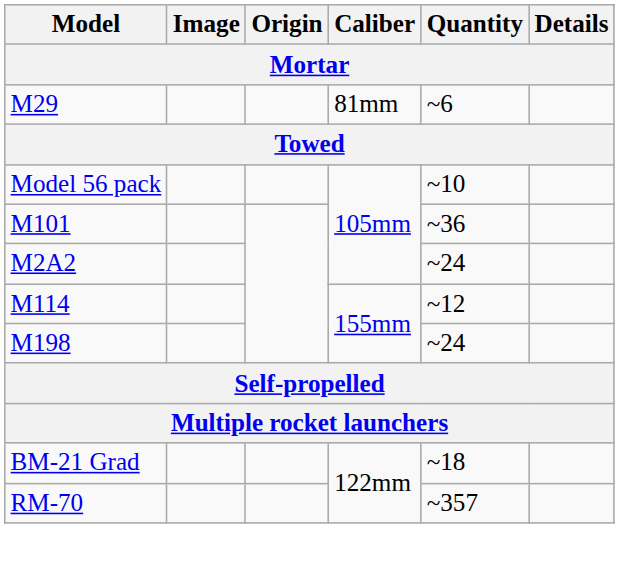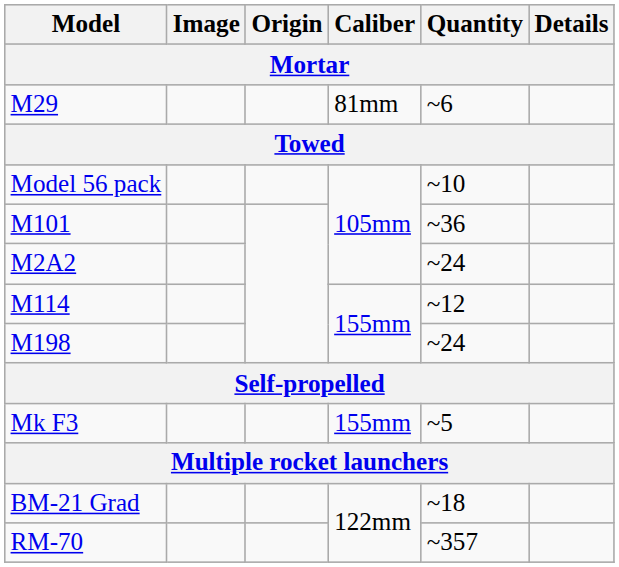+ row: (44, 422)
